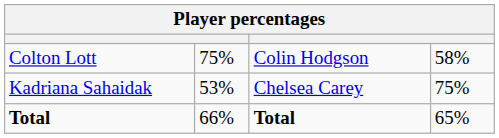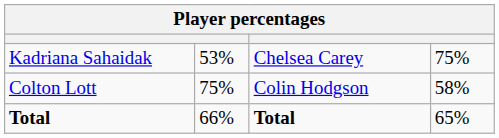rows swapped: (80, 88) <-> (53, 58)
